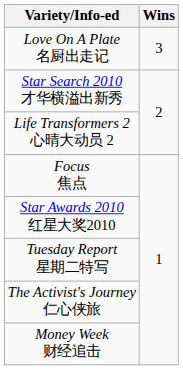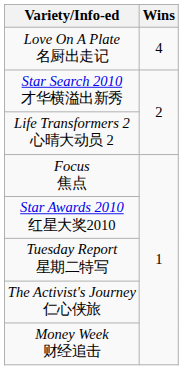(159, 48) 3 -> (159, 48) 4
